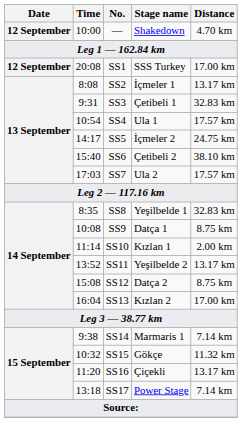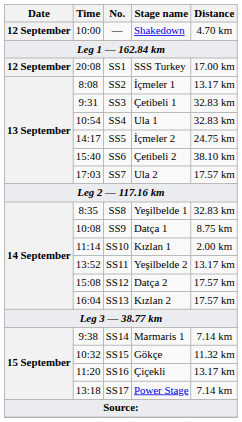(214, 120) 17.57 km -> (214, 120) 32.83 km
(214, 282) 8.75 km -> (214, 282) 17.57 km
(214, 300) 17.00 km -> (214, 300) 17.57 km
